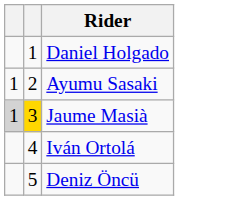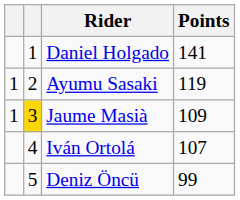+ column: (204, 20)
(14, 116) lightgrey background -> (14, 116) no background
